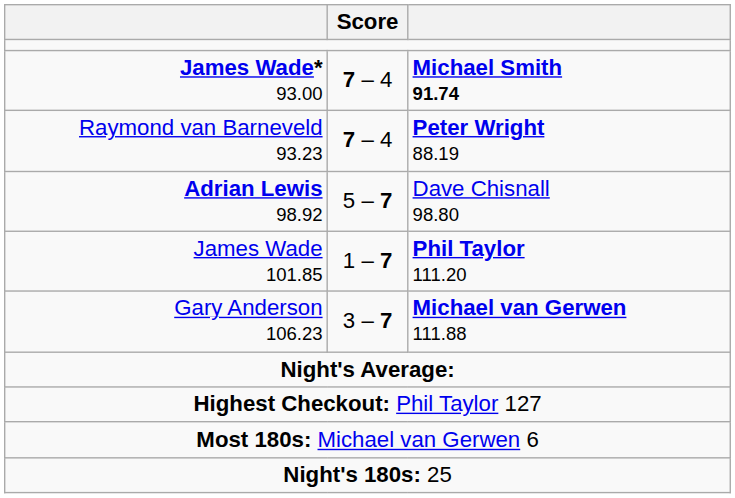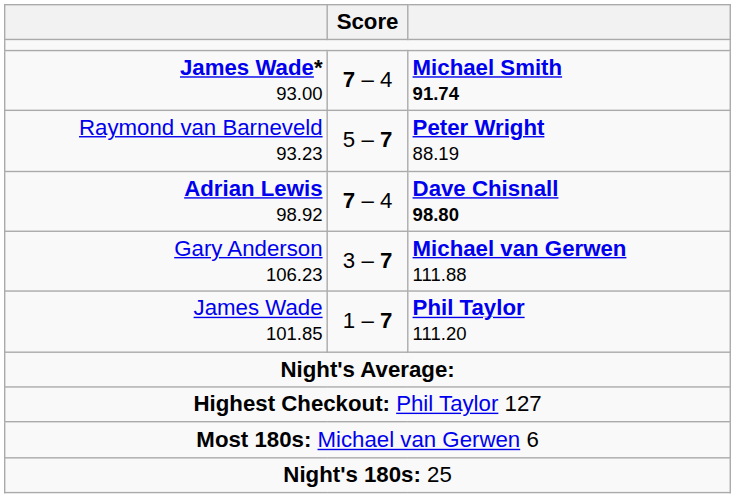(368, 140) 7 – 4 -> (368, 140) 5 – 7
(368, 200) 5 – 7 -> (368, 200) 7 – 4
(481, 200) normal -> (486, 200) bold
rows swapped: (248, 321) <-> (258, 261)
